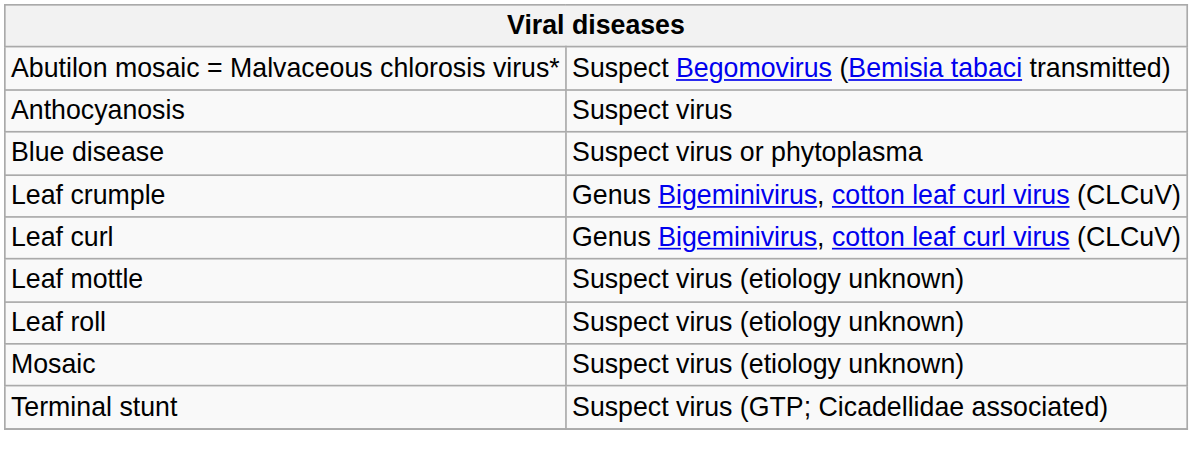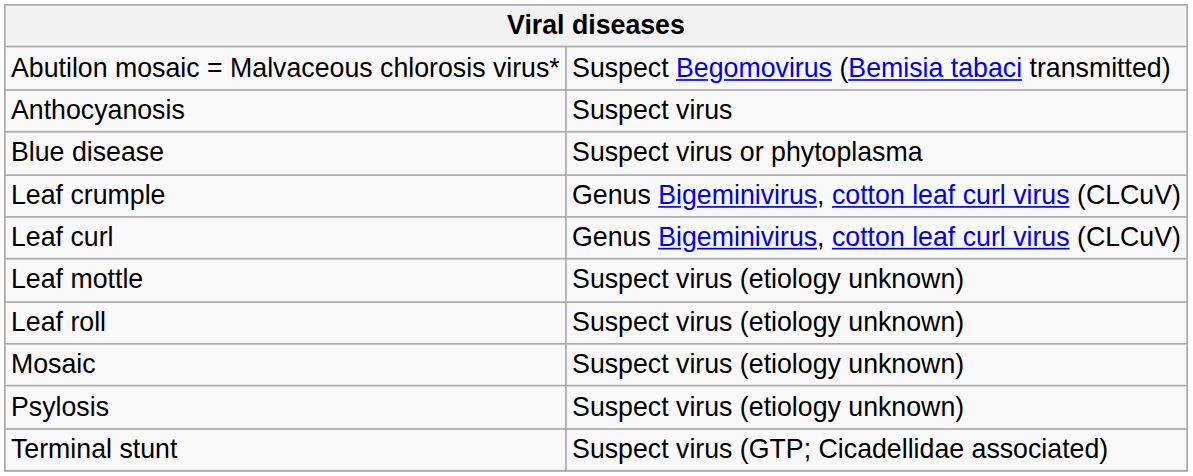+ row: (60, 407)
